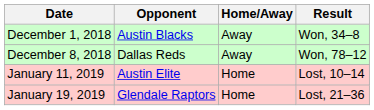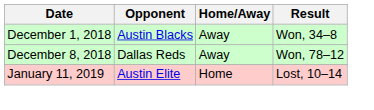- row: (56, 94)
